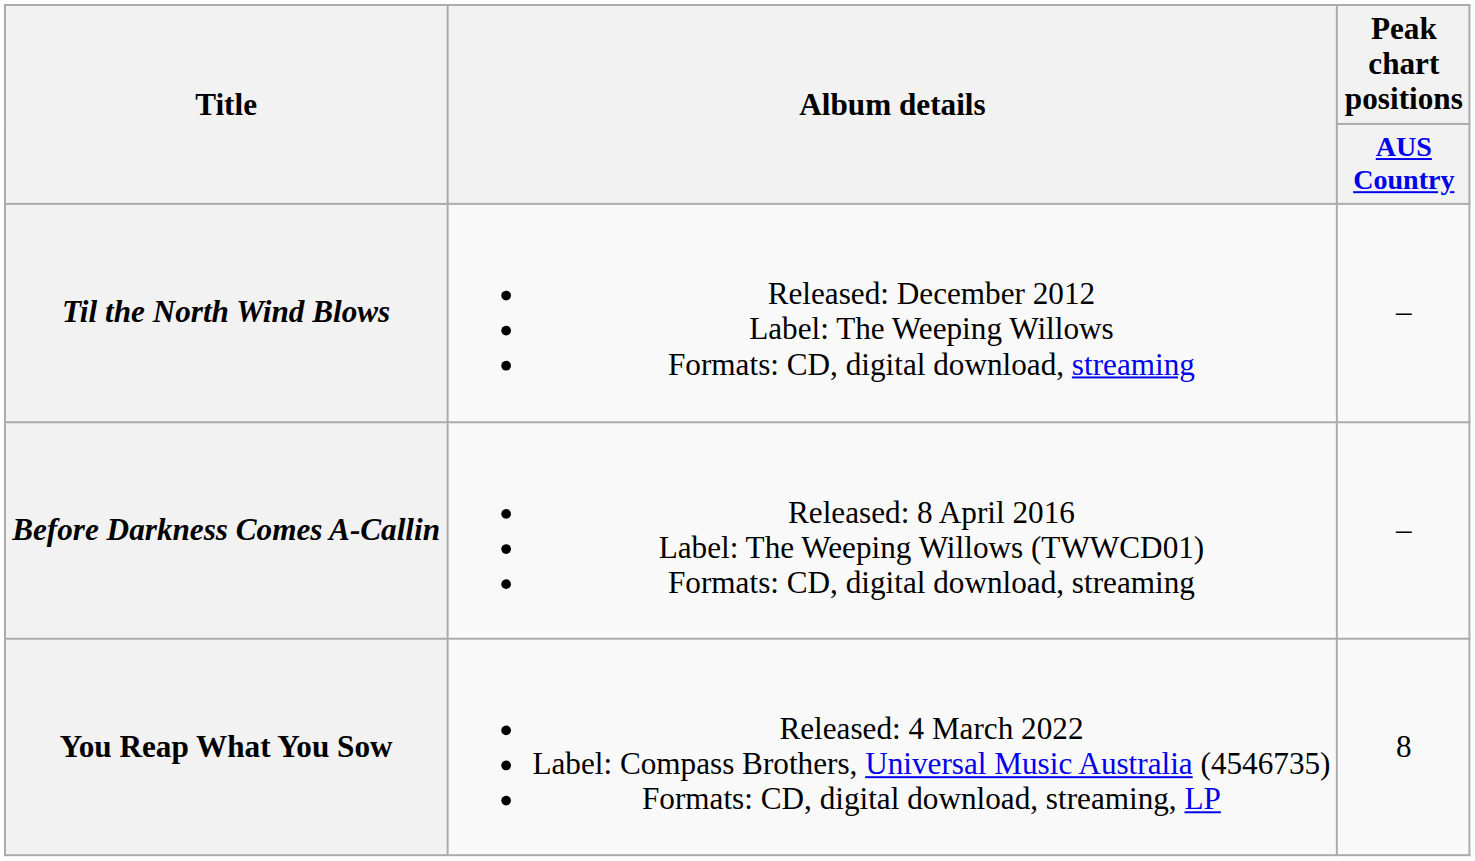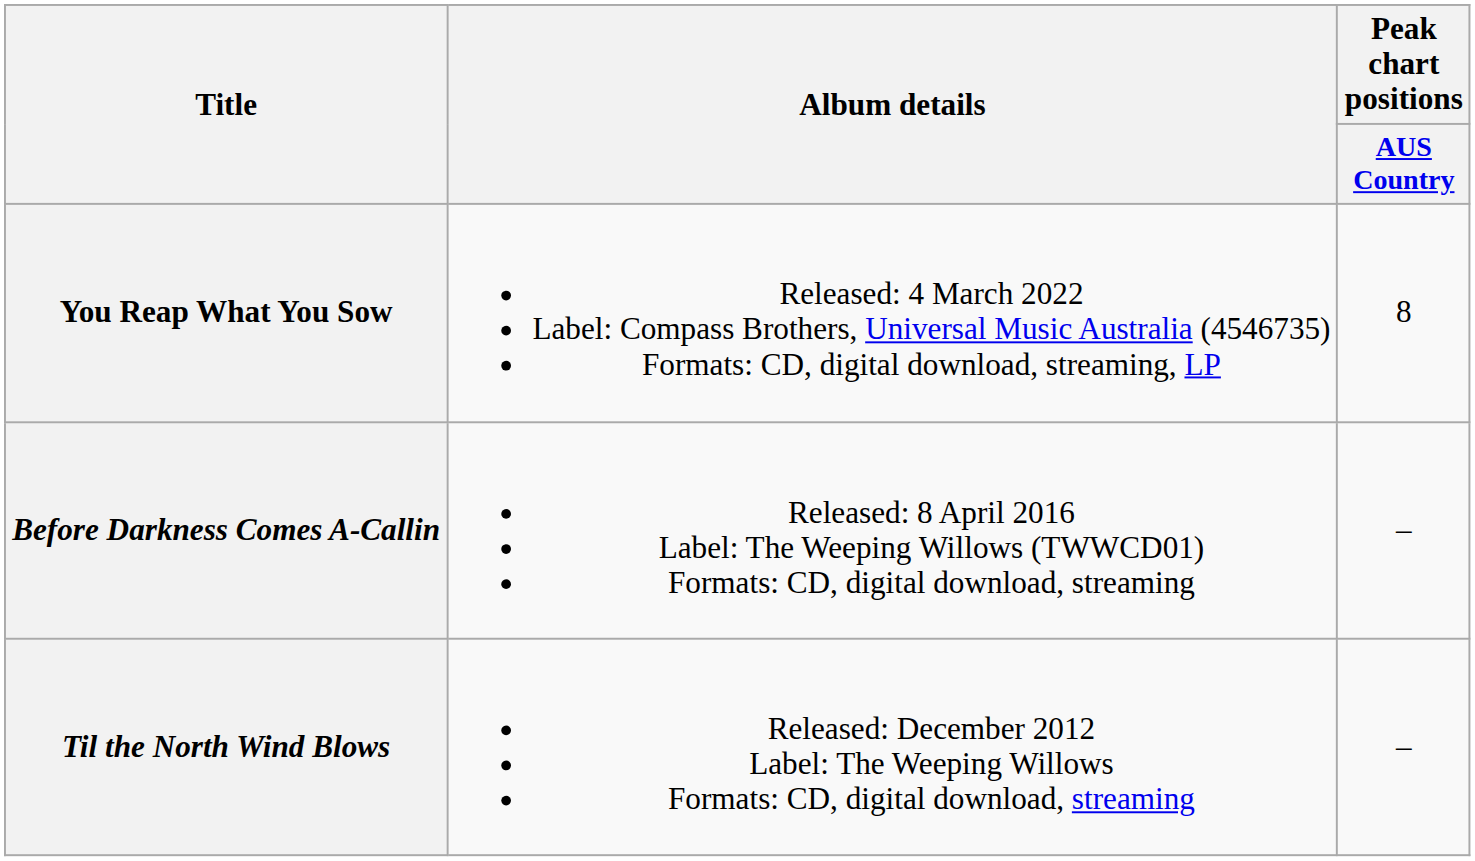rows swapped: (226, 312) <-> (226, 746)
